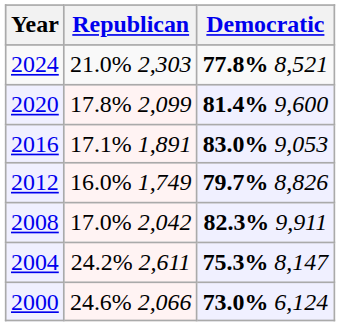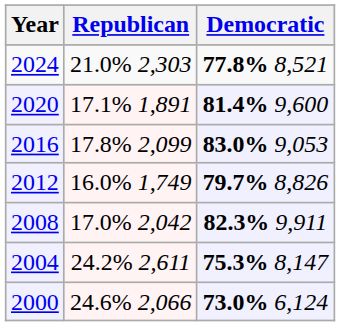(131, 103) 17.8% 2,099 -> (131, 103) 17.1% 1,891
(131, 143) 17.1% 1,891 -> (131, 143) 17.8% 2,099
